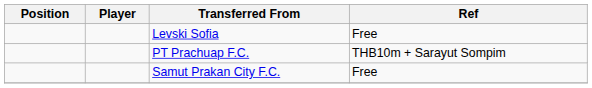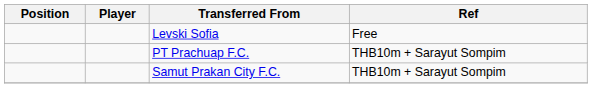(365, 72) Free -> (429, 72) THB10m + Sarayut Sompim
